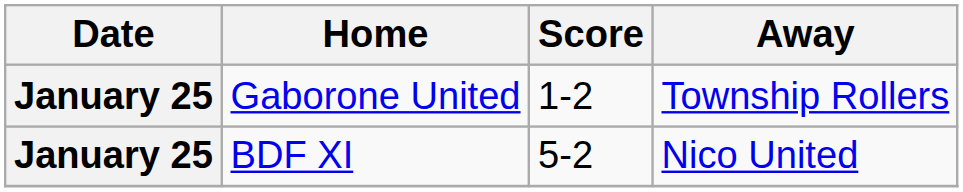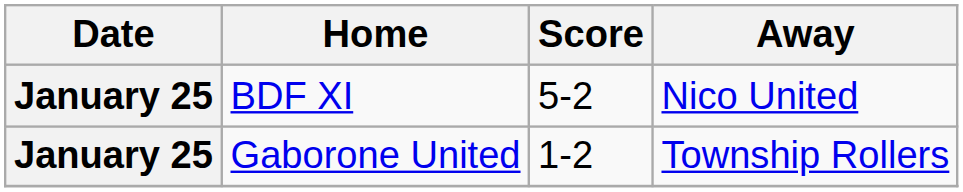rows swapped: (376, 95) <-> (292, 155)
